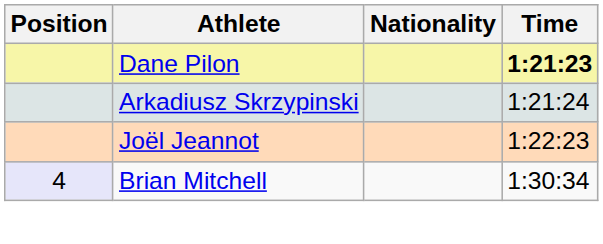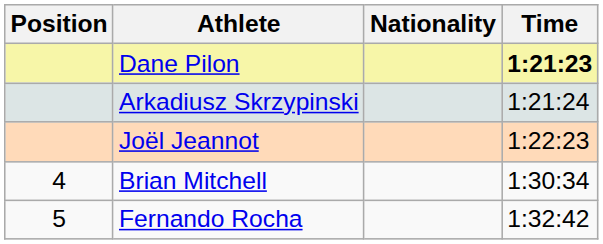(59, 180) lavender background -> (59, 180) no background
+ row: (211, 219)
